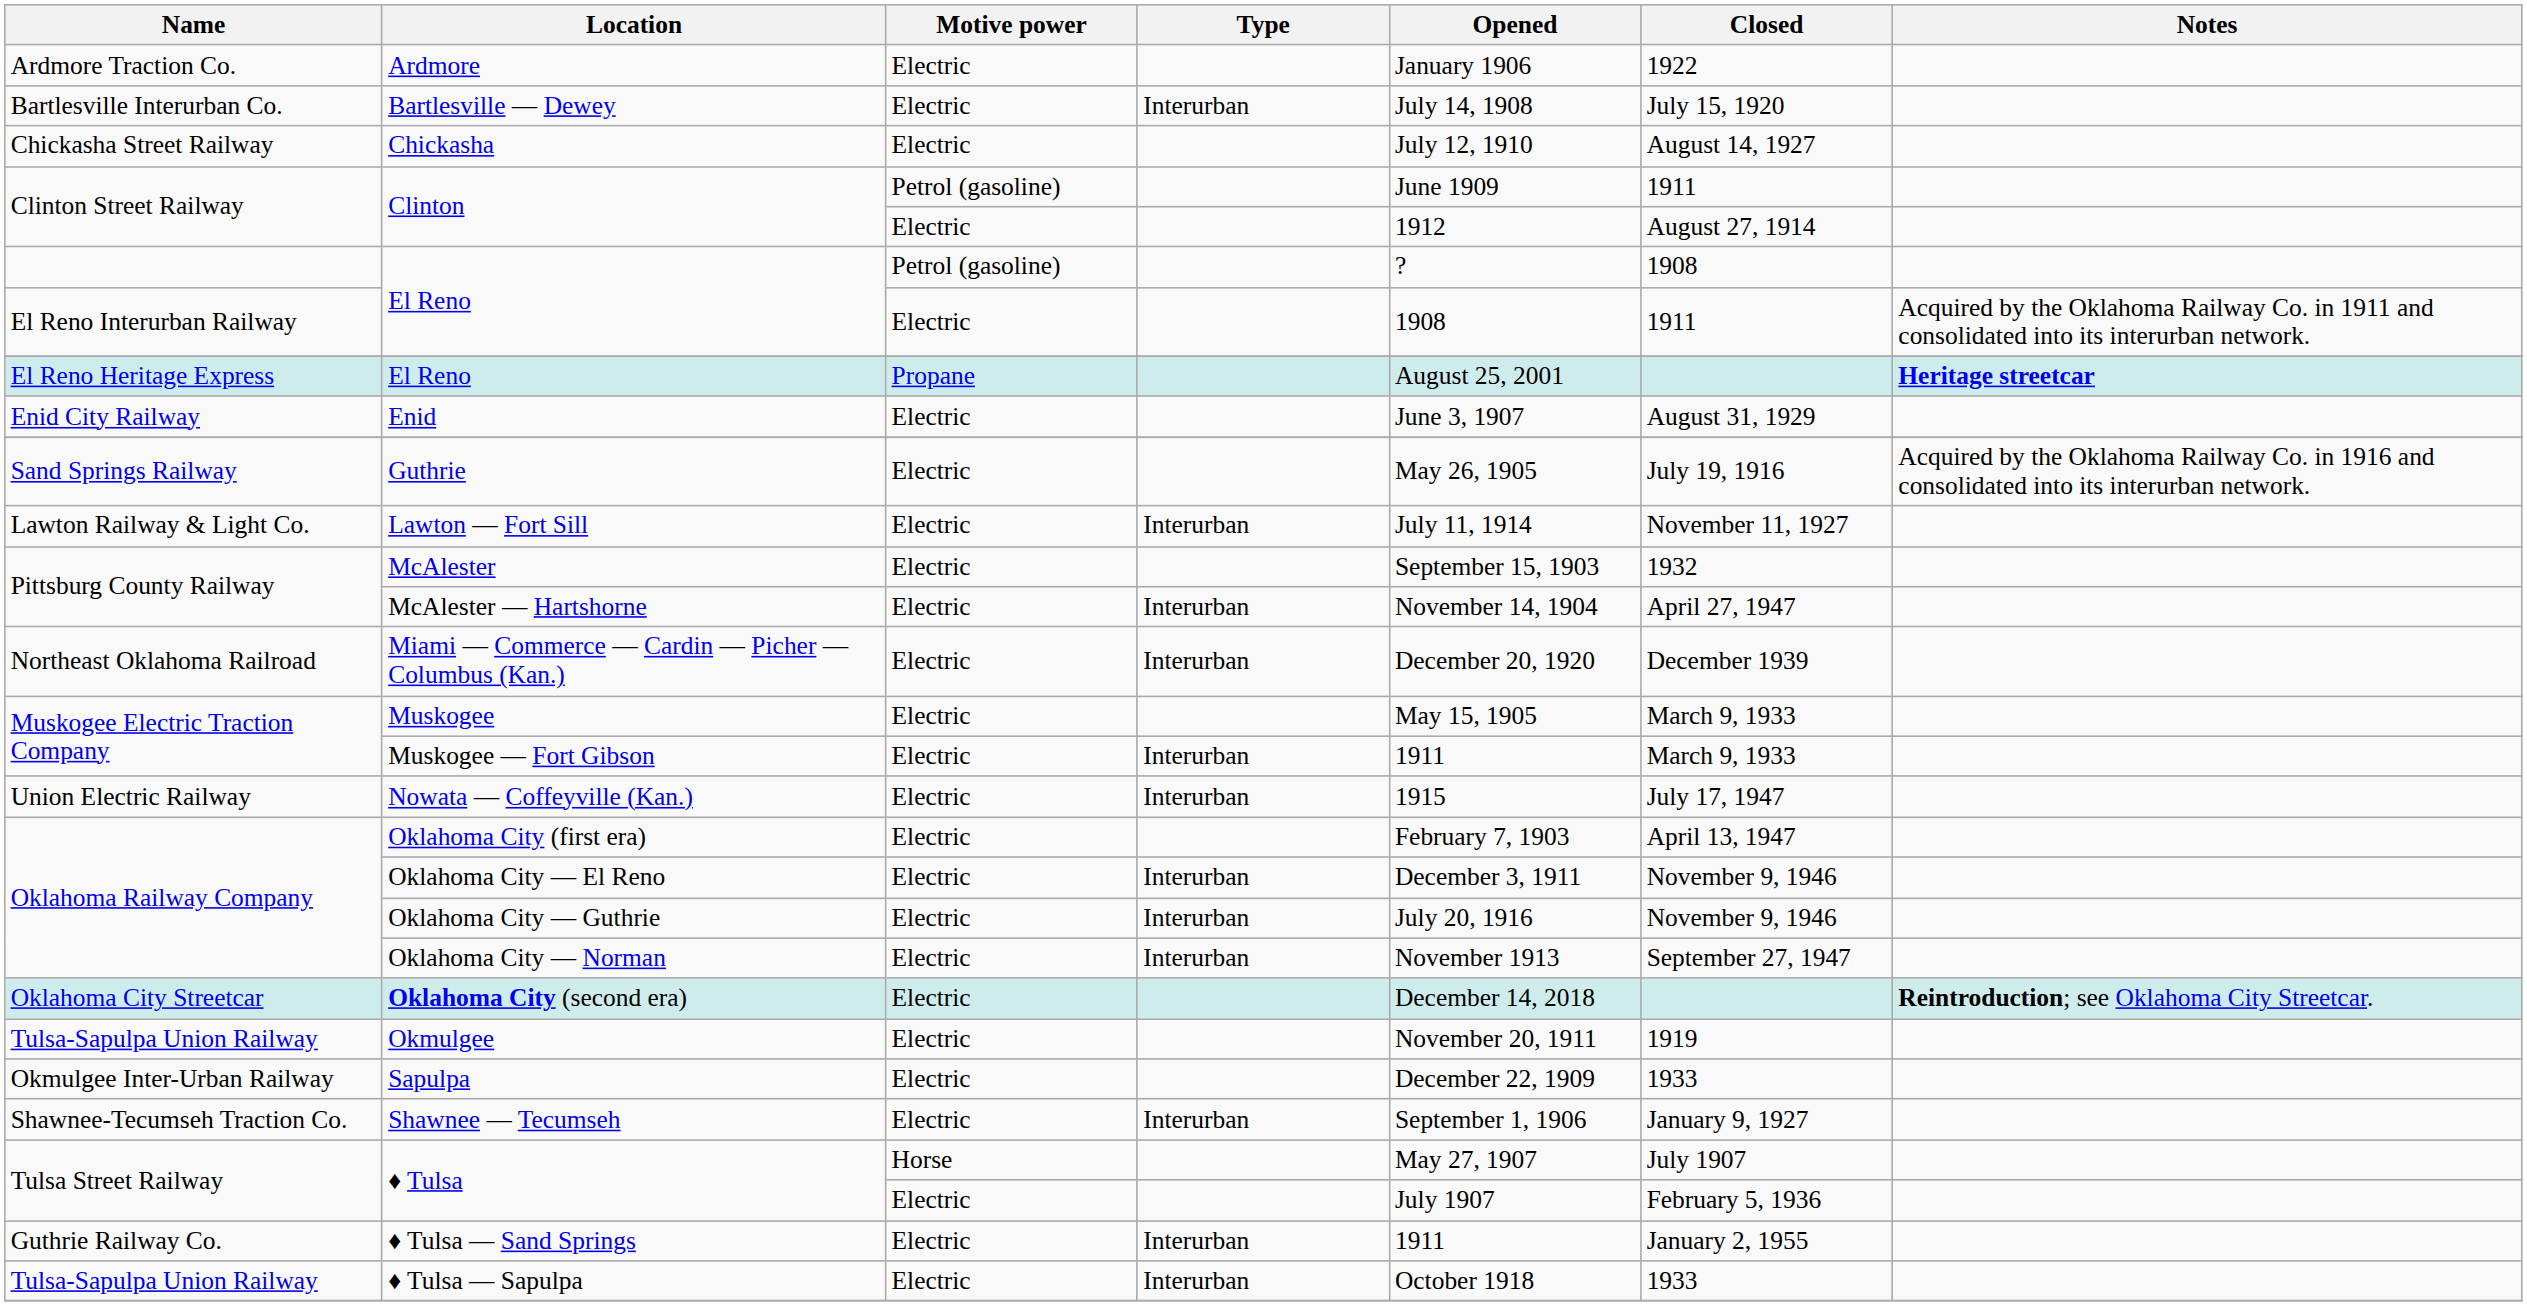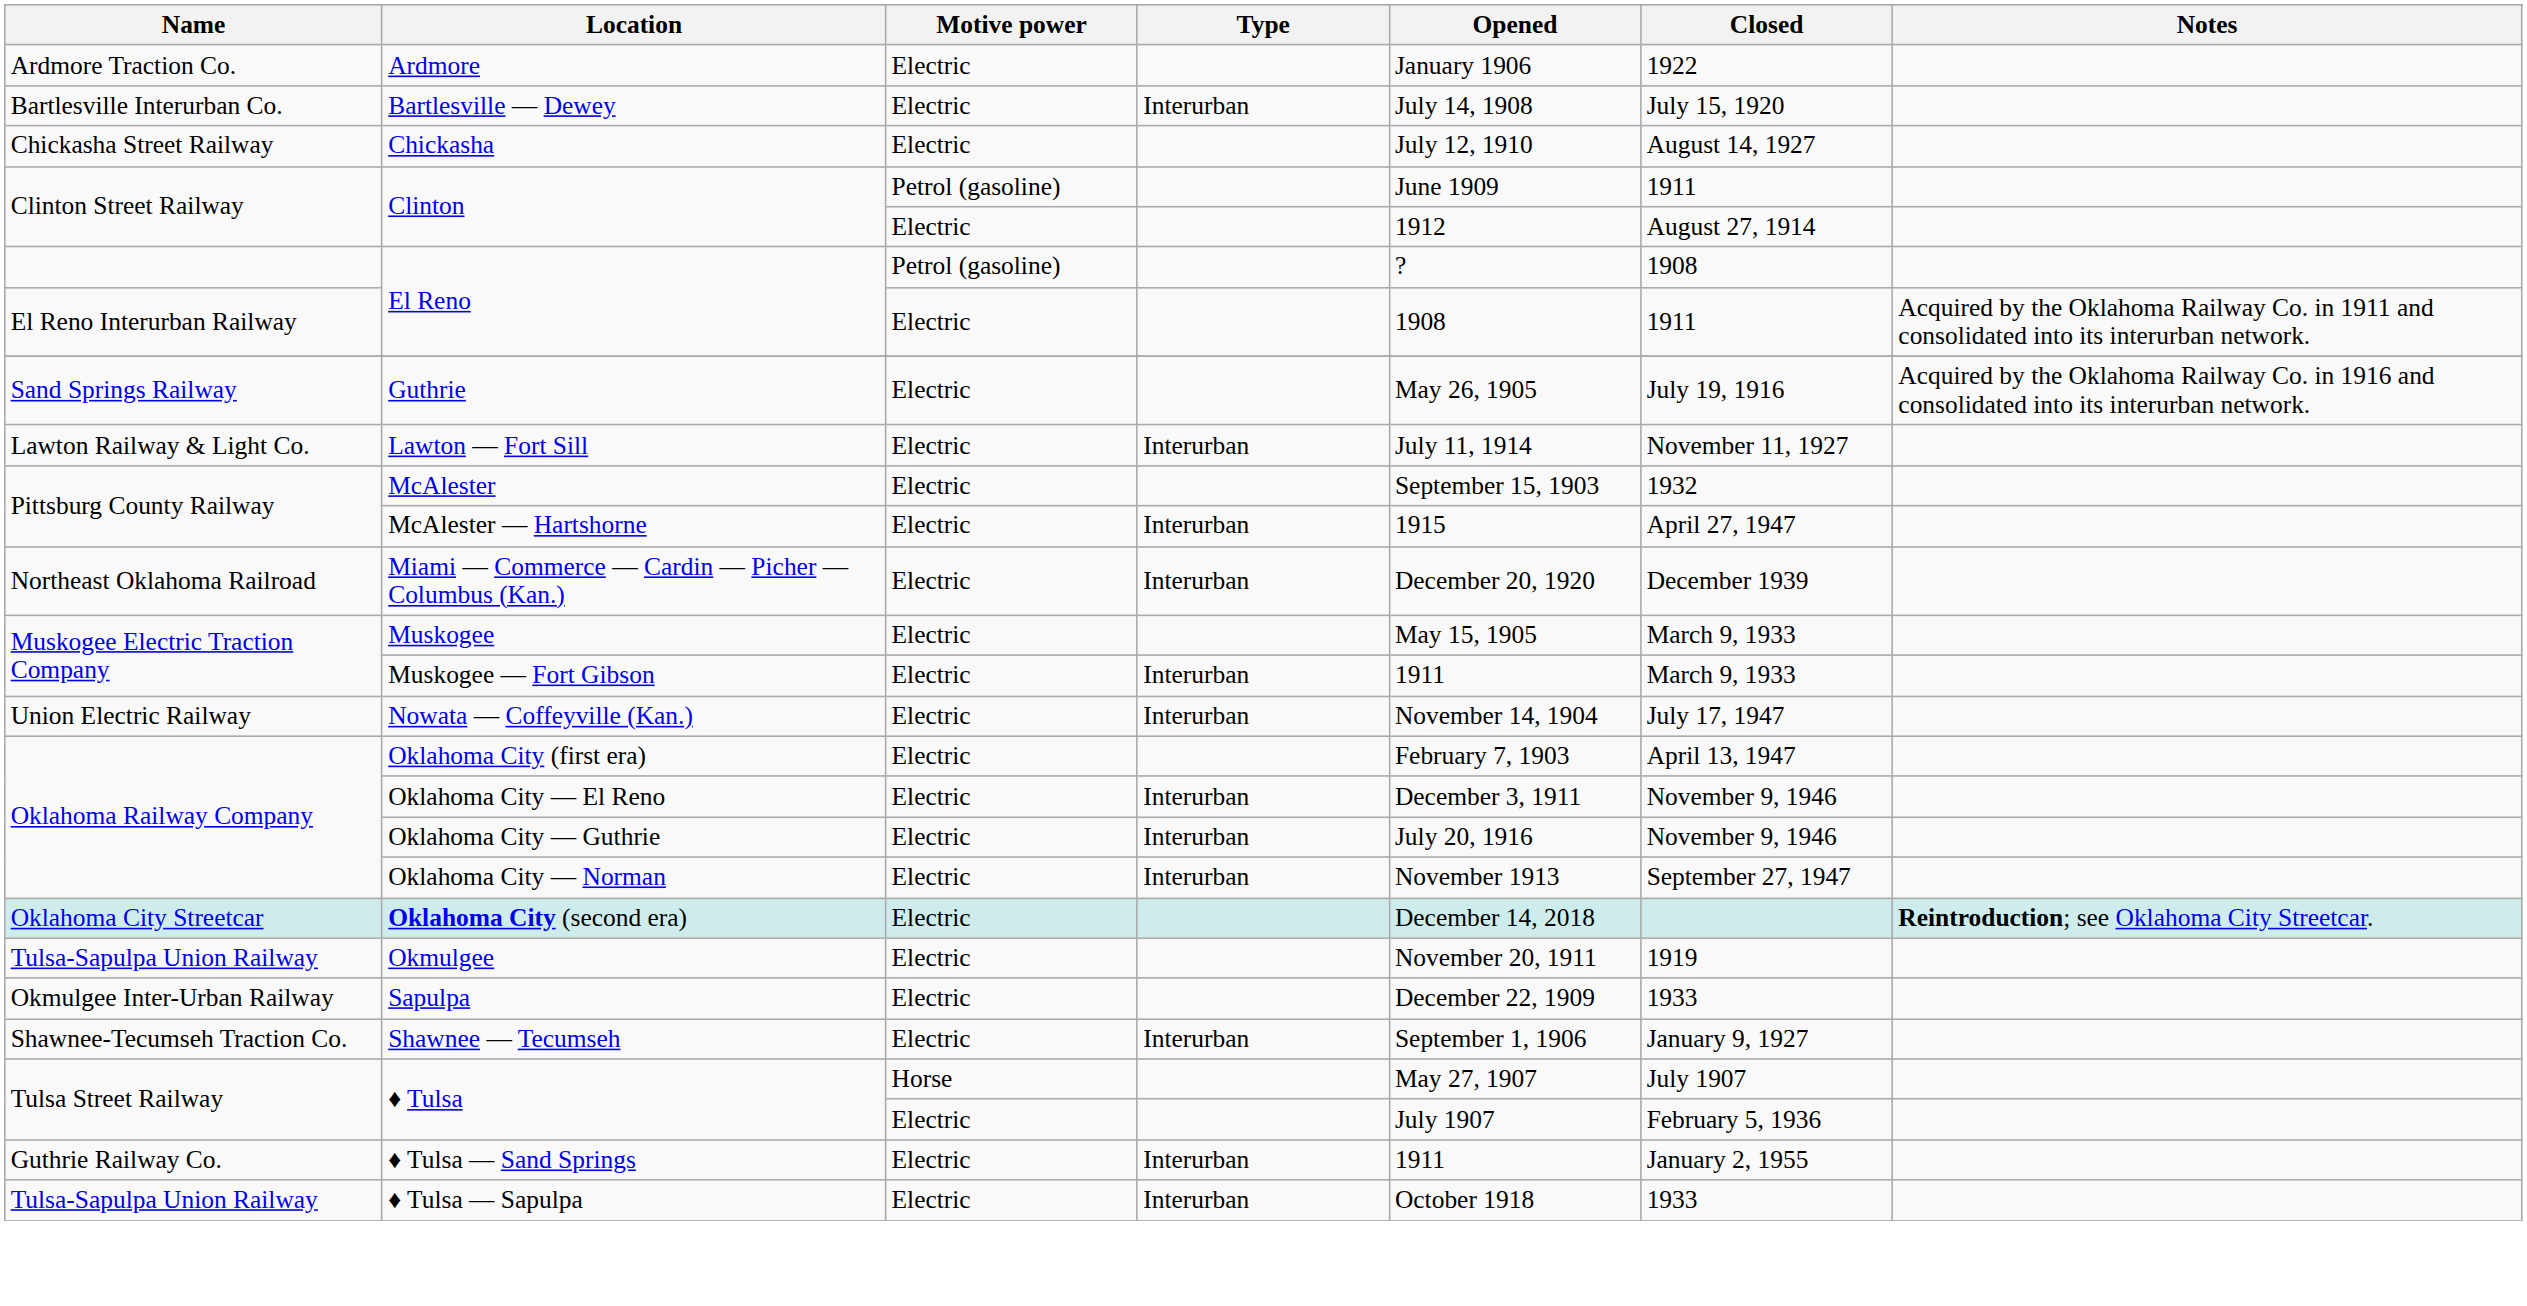- row: (430, 376)
- row: (412, 416)
(1496, 606) November 14, 1904 -> (1420, 525) 1915
(1420, 796) 1915 -> (1496, 715) November 14, 1904
